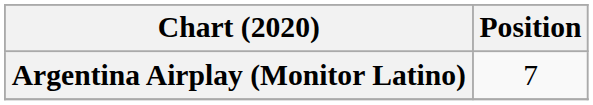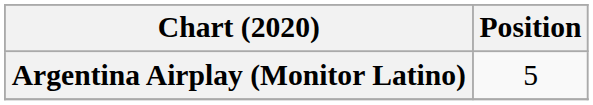(531, 74) 7 -> (531, 74) 5
